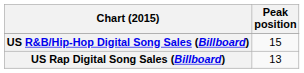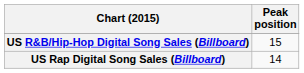(275, 59) 13 -> (275, 59) 14
